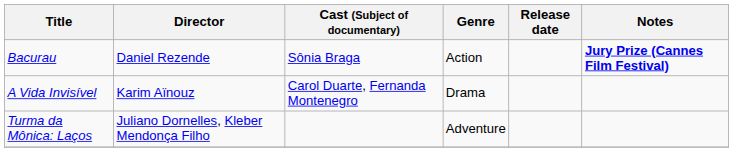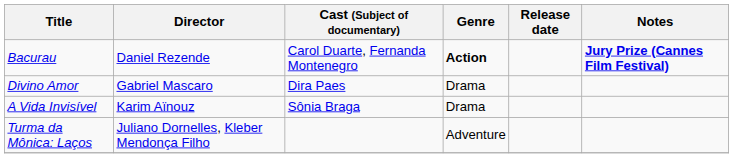(324, 57) Sônia Braga -> (357, 57) Carol Duarte, Fernanda Montenegro
(464, 57) normal -> (466, 57) bold
+ row: (43, 86)
(357, 93) Carol Duarte, Fernanda Montenegro -> (324, 106) Sônia Braga
